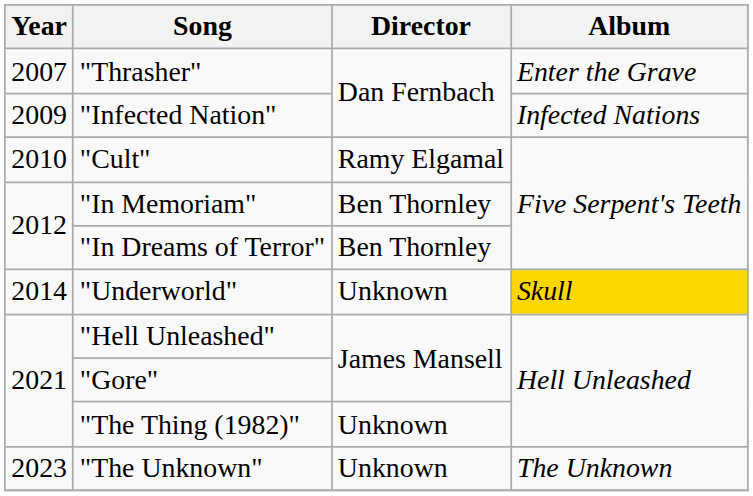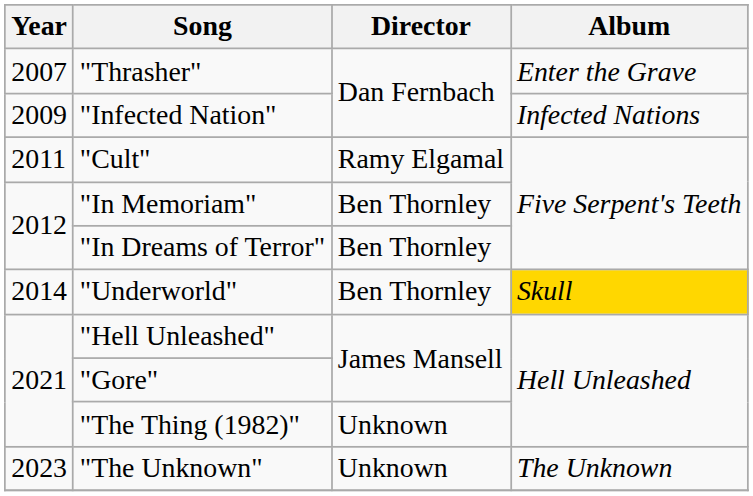(39, 159) 2010 -> (39, 159) 2011
(393, 291) Unknown -> (415, 291) Ben Thornley
